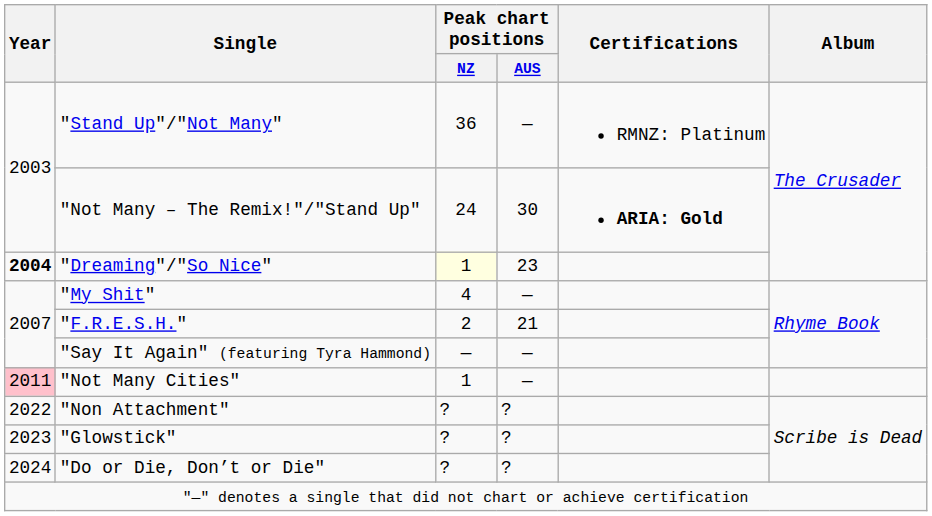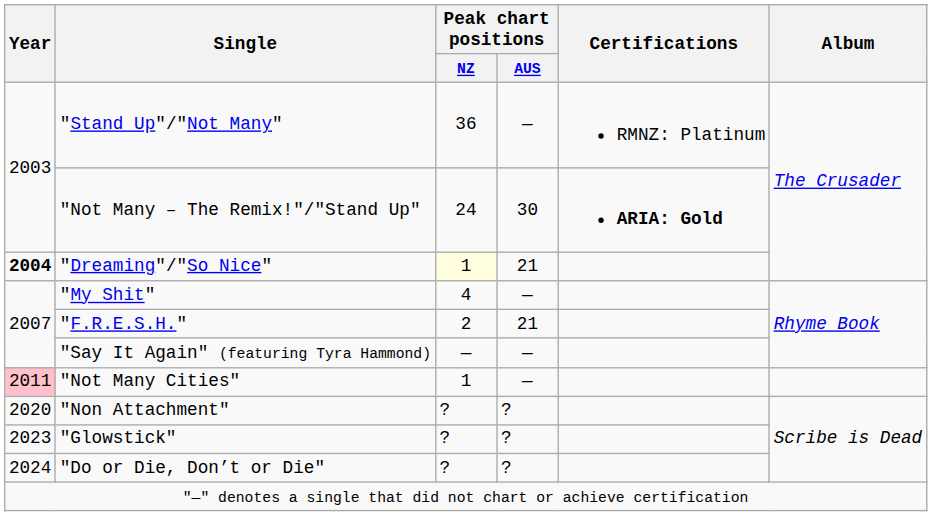(527, 266) 23 -> (527, 266) 21
(30, 410) 2022 -> (30, 410) 2020
